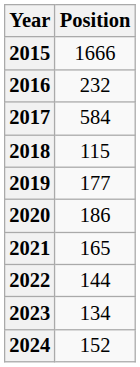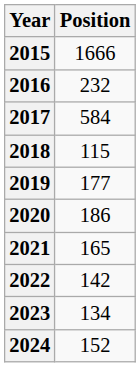(95, 280) 144 -> (95, 280) 142
